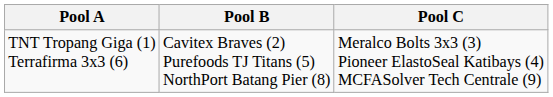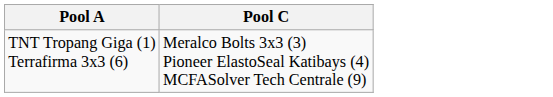- column: (247, 17)
